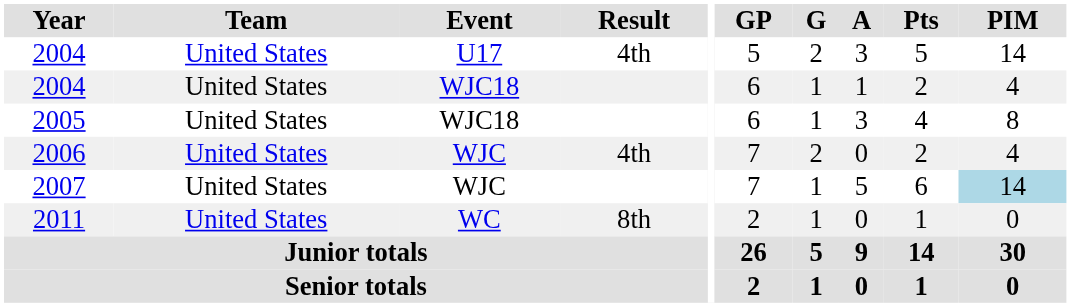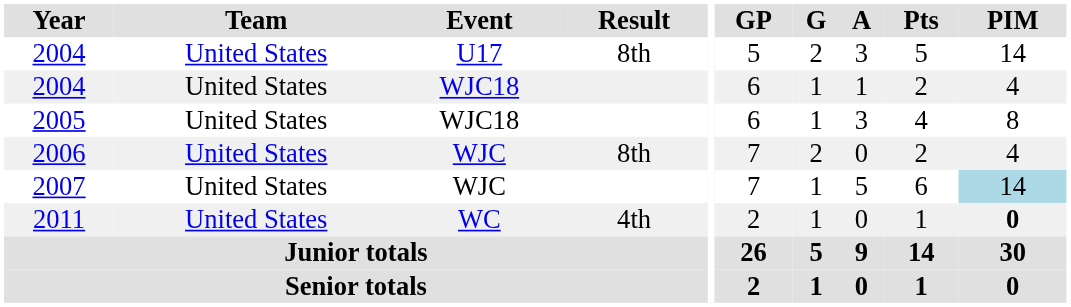(634, 53) 4th -> (634, 53) 8th
(634, 153) 4th -> (634, 153) 8th
(634, 219) 8th -> (634, 219) 4th
(1013, 219) normal -> (1013, 219) bold
